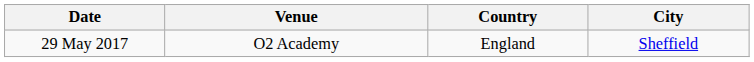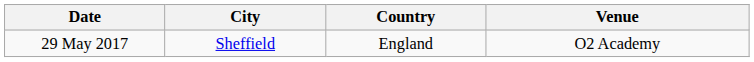columns swapped: (668, 17) <-> (296, 17)
